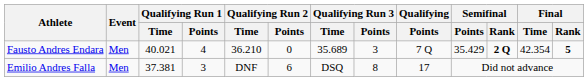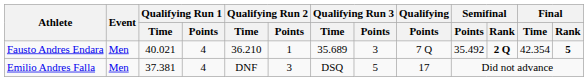(289, 50) 0 -> (289, 50) 1
(469, 50) 35.429 -> (469, 50) 35.492
(203, 68) 3 -> (203, 68) 4
(289, 68) 6 -> (289, 68) 3
(375, 68) 8 -> (375, 68) 5
